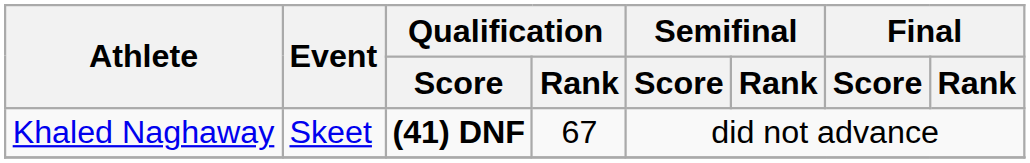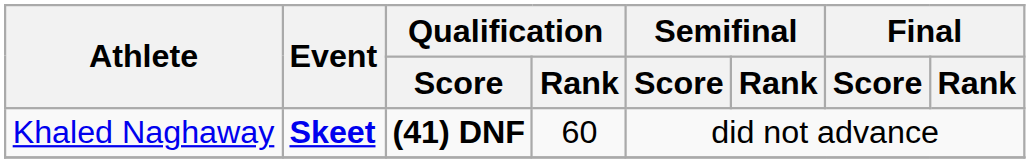(331, 133) normal -> (332, 133) bold
(579, 133) 67 -> (579, 133) 60
